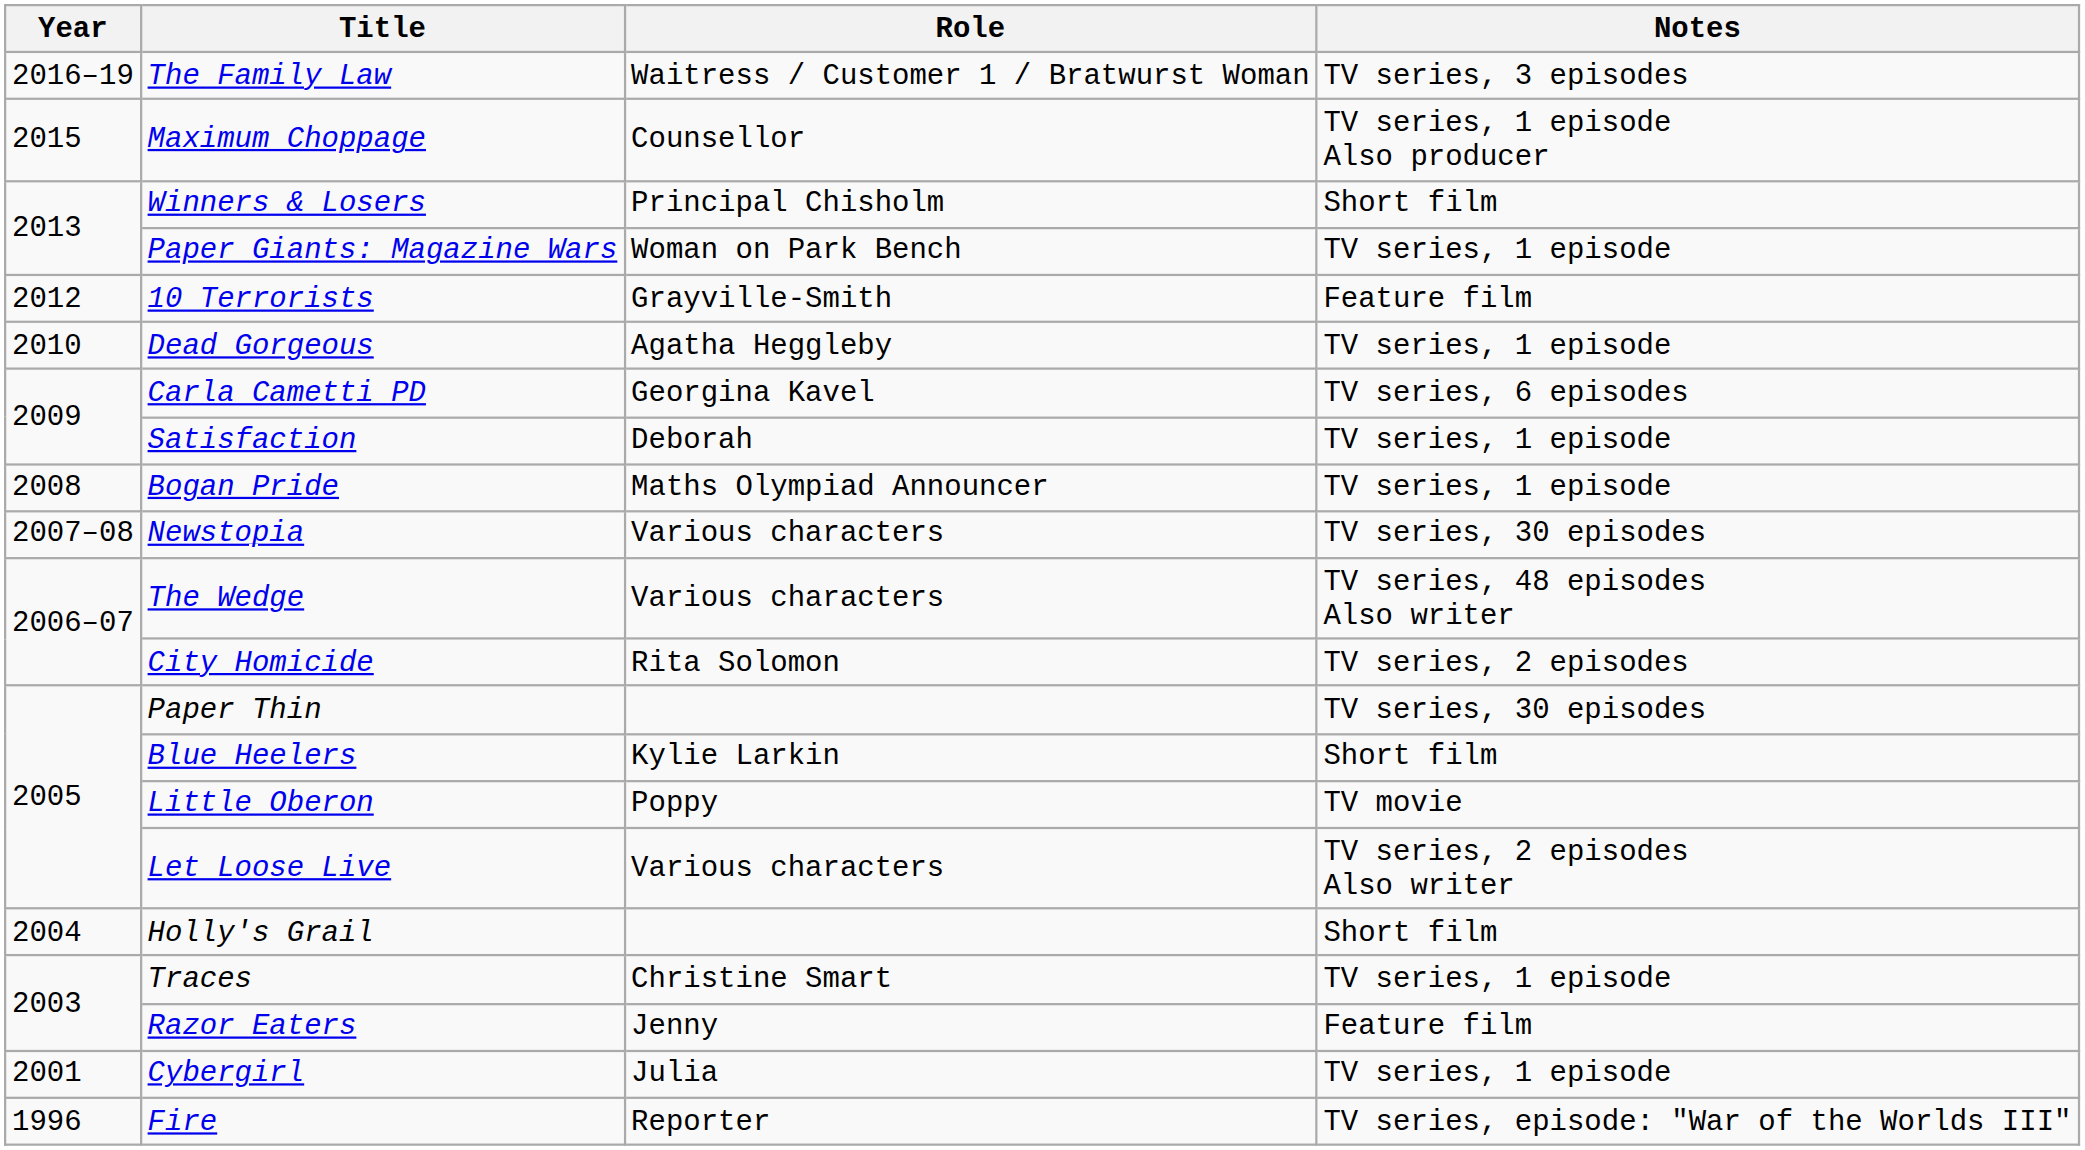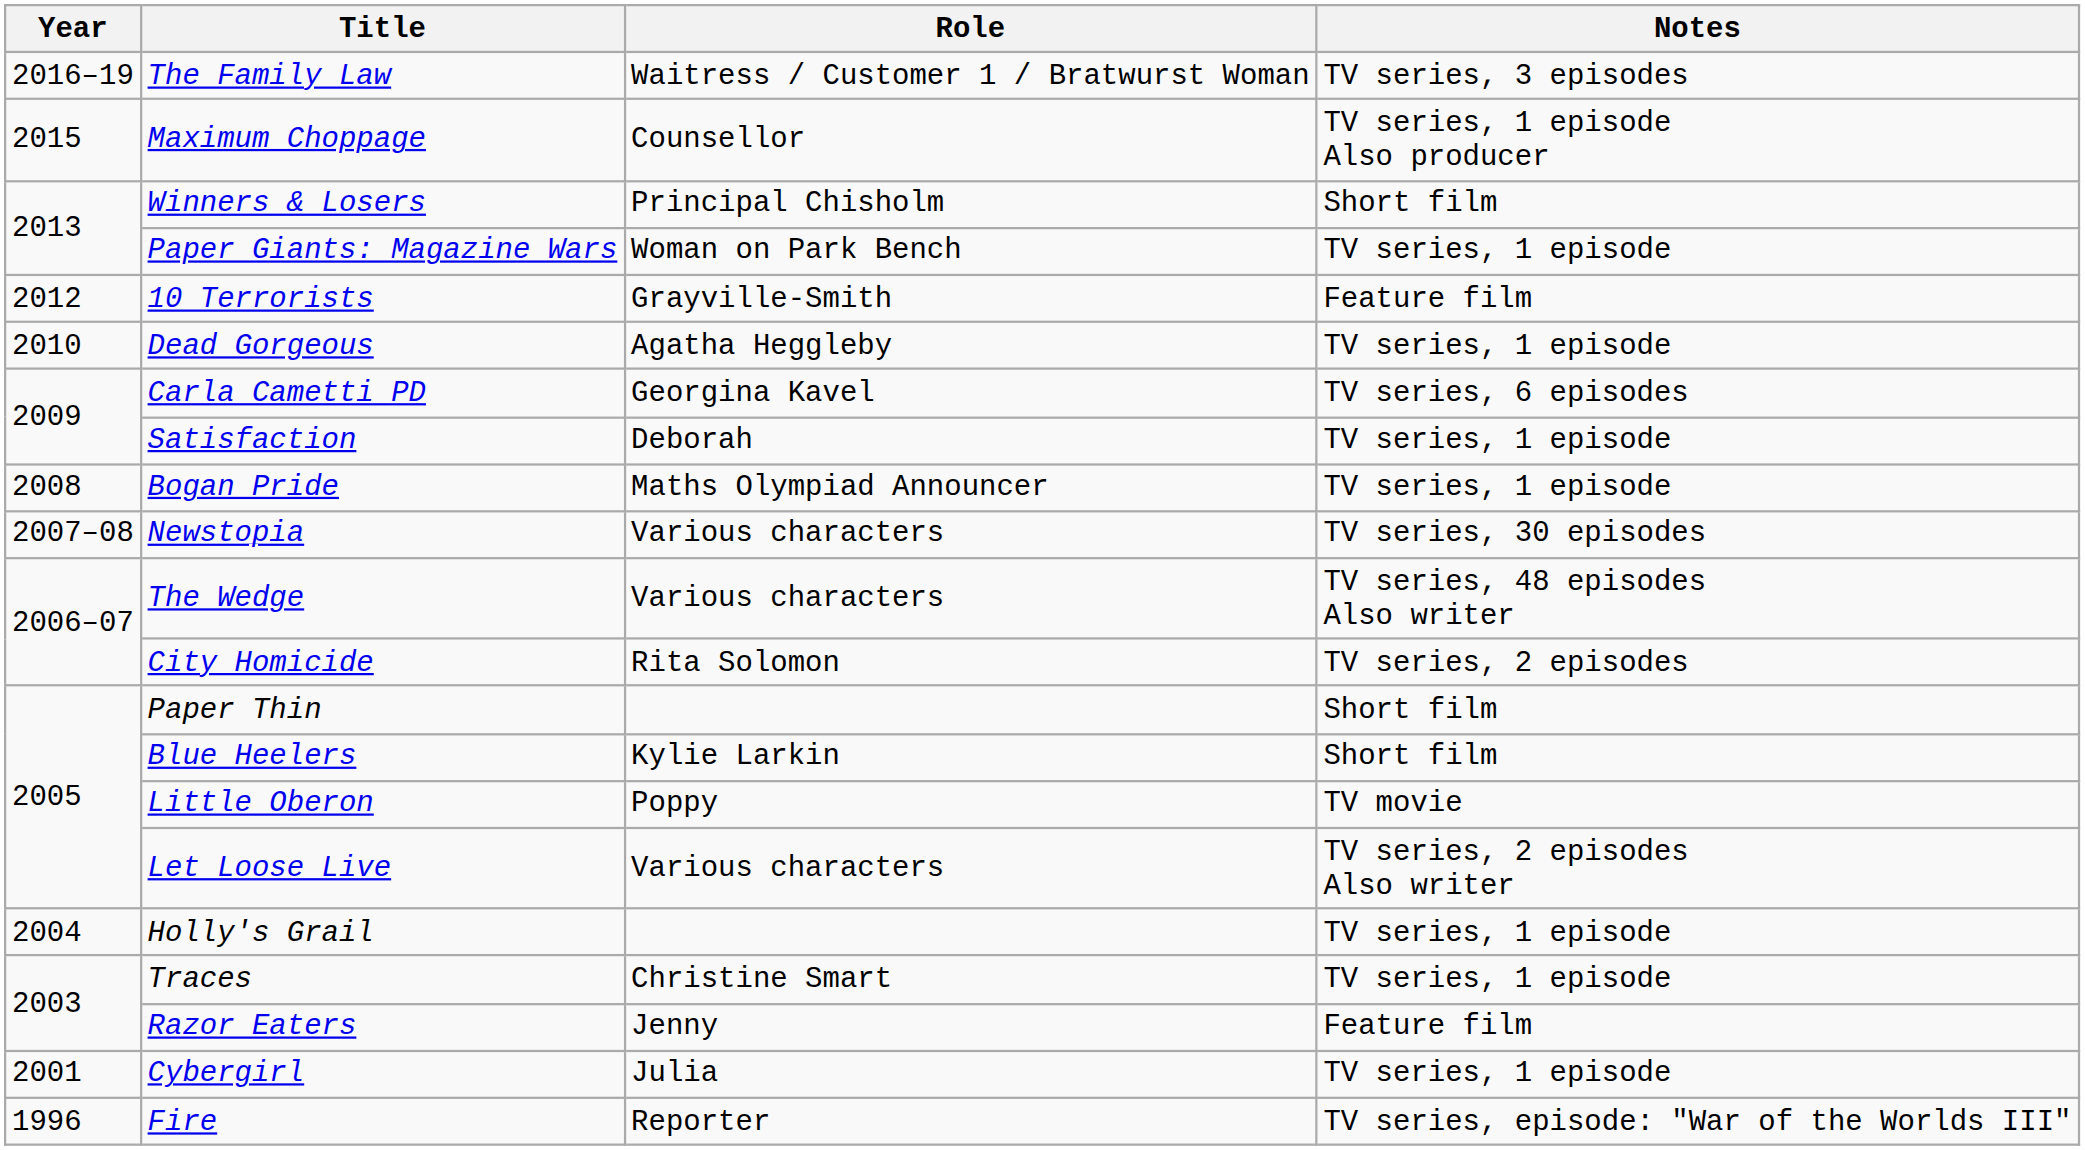(1515, 710) TV series, 30 episodes -> (1410, 710) Short film
(1410, 932) Short film -> (1497, 932) TV series, 1 episode
